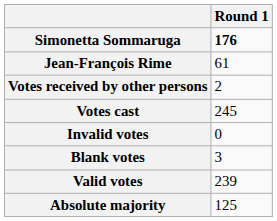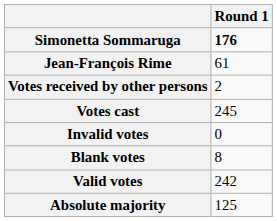(218, 157) 3 -> (218, 157) 8
(226, 181) 239 -> (226, 181) 242
